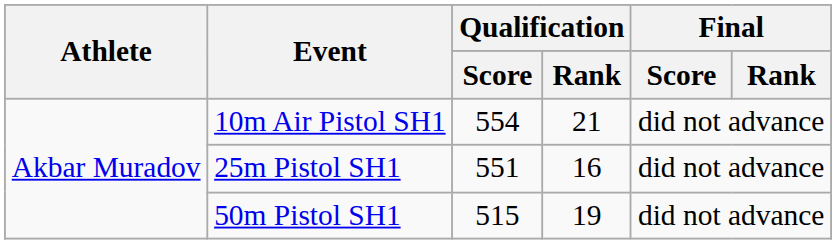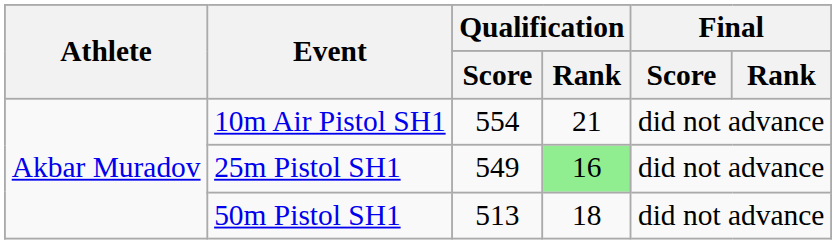(497, 167) 551 -> (497, 167) 549
(587, 167) no background -> (587, 167) lightgreen background
(497, 214) 515 -> (497, 214) 513
(587, 214) 19 -> (587, 214) 18
